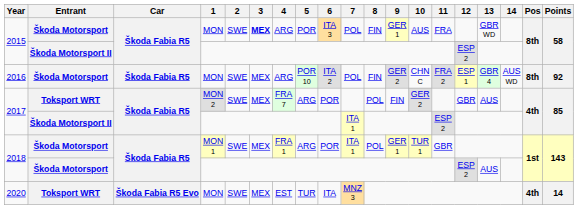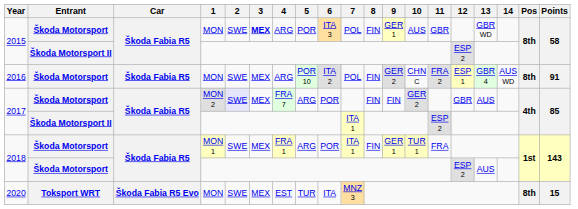(443, 29) FRA -> (440, 29) GBR
(558, 76) 92 -> (555, 76) 91
(71, 99) Toksport WRT -> (71, 99) Škoda Motorsport
(237, 99) no background -> (237, 99) lavender background
(375, 99) POL -> (373, 99) FIN
(375, 146) POL -> (373, 146) FIN
(443, 146) GBR -> (440, 146) FRA
(533, 193) 4th -> (529, 193) 8th
(558, 193) 14 -> (555, 193) 15
